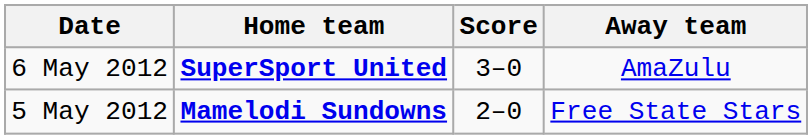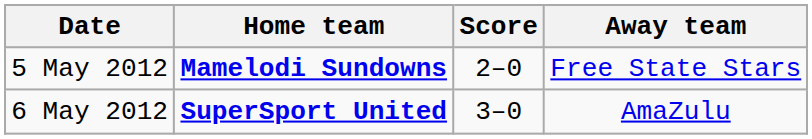rows swapped: (90, 111) <-> (90, 69)
